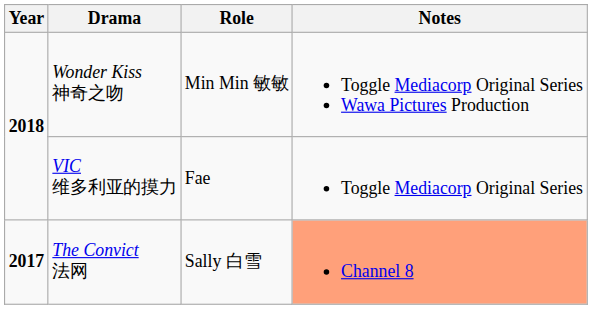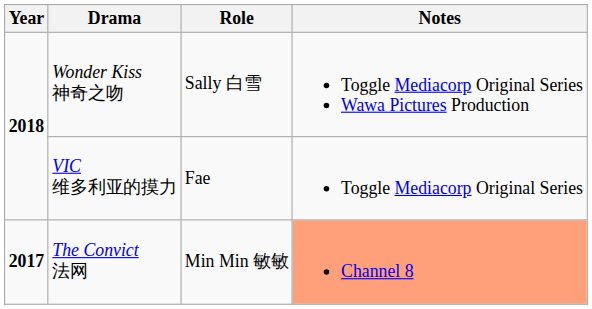(237, 83) Min Min 敏敏 -> (223, 83) Sally 白雪
(223, 261) Sally 白雪 -> (237, 261) Min Min 敏敏
